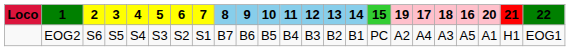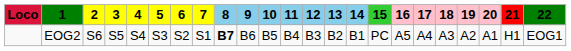columns swapped: (468, 14) <-> (402, 14)
(225, 35) normal -> (226, 35) bold
